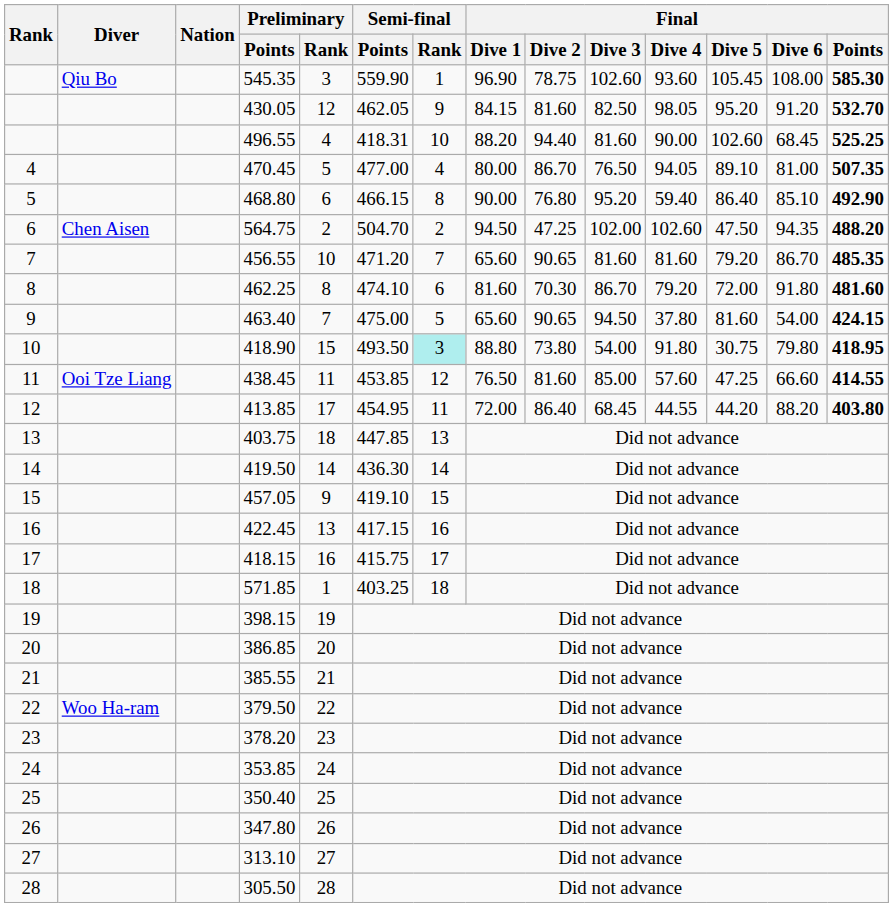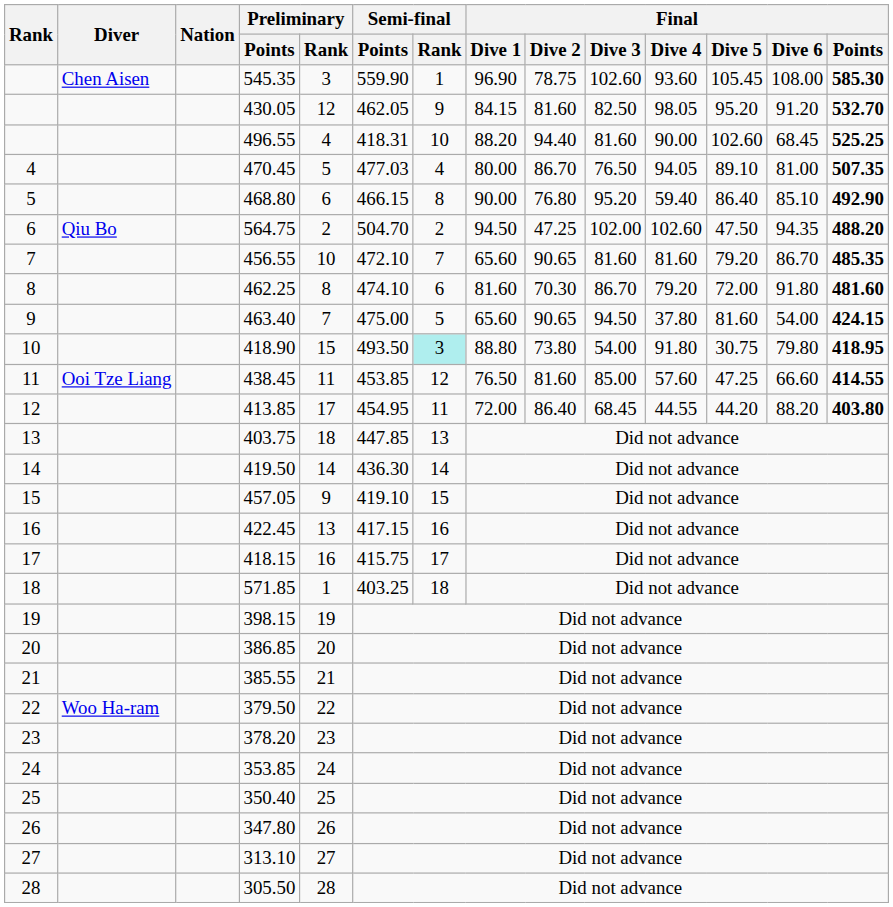(89, 79) Qiu Bo -> (106, 79) Chen Aisen
(383, 169) 477.00 -> (383, 169) 477.03
(106, 229) Chen Aisen -> (89, 229) Qiu Bo
(383, 259) 471.20 -> (383, 259) 472.10
